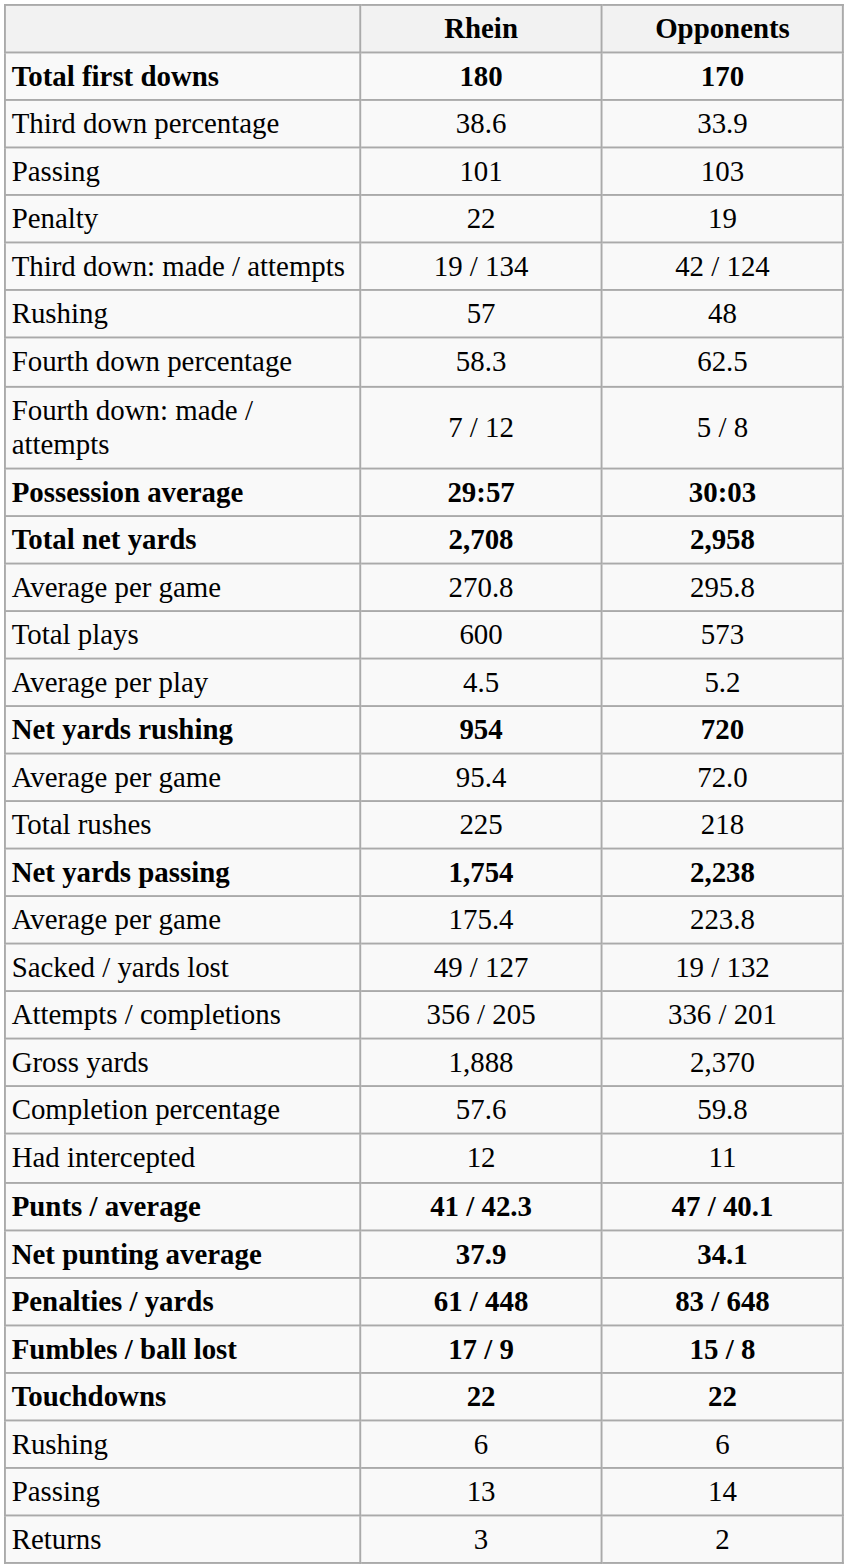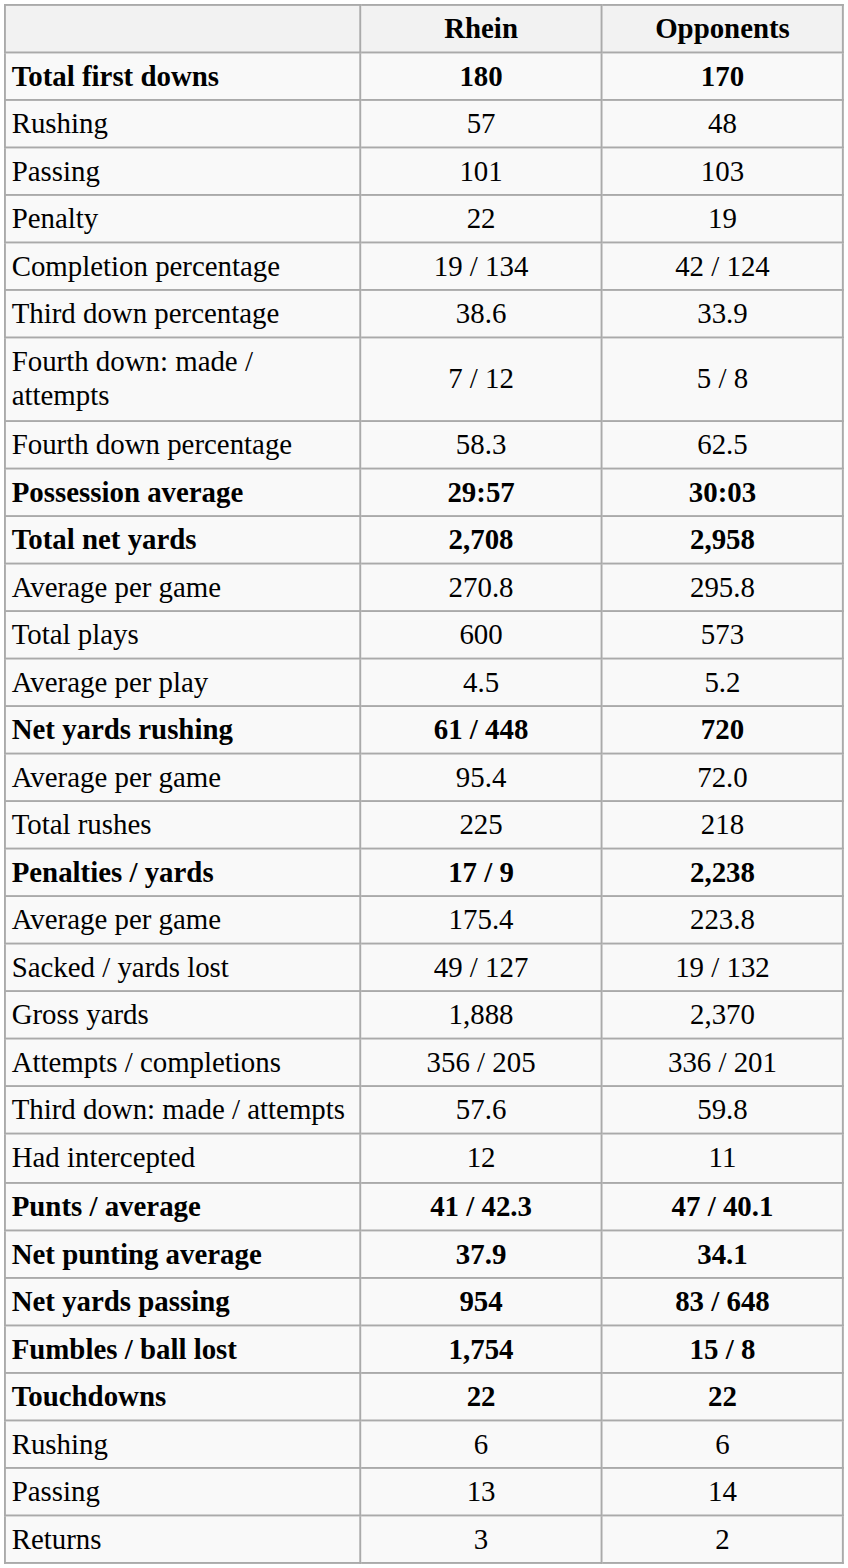rows swapped: (722, 314) <-> (722, 123)
(178, 266) Third down: made / attempts -> (146, 266) Completion percentage
rows swapped: (722, 426) <-> (722, 361)
(481, 729) 954 -> (481, 729) 61 / 448
(121, 872) Net yards passing -> (113, 872) Penalties / yards
(481, 872) 1,754 -> (481, 872) 17 / 9
rows swapped: (722, 1062) <-> (722, 1015)
(146, 1110) Completion percentage -> (178, 1110) Third down: made / attempts
(113, 1300) Penalties / yards -> (121, 1300) Net yards passing
(481, 1300) 61 / 448 -> (481, 1300) 954
(481, 1348) 17 / 9 -> (481, 1348) 1,754
